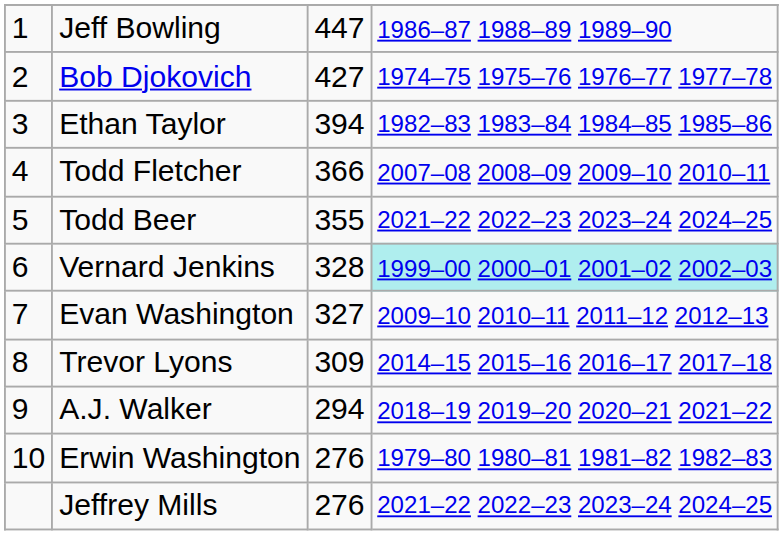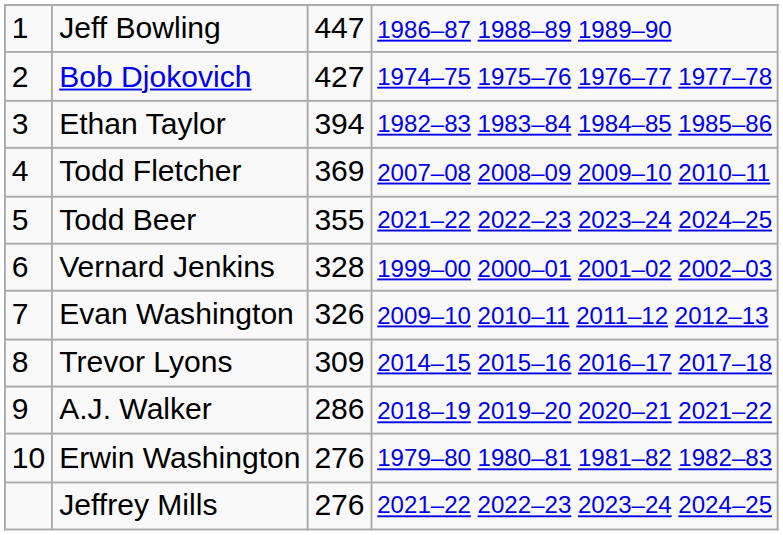(339, 171) 366 -> (339, 171) 369
(575, 267) paleturquoise background -> (575, 267) no background
(339, 314) 327 -> (339, 314) 326
(339, 409) 294 -> (339, 409) 286
